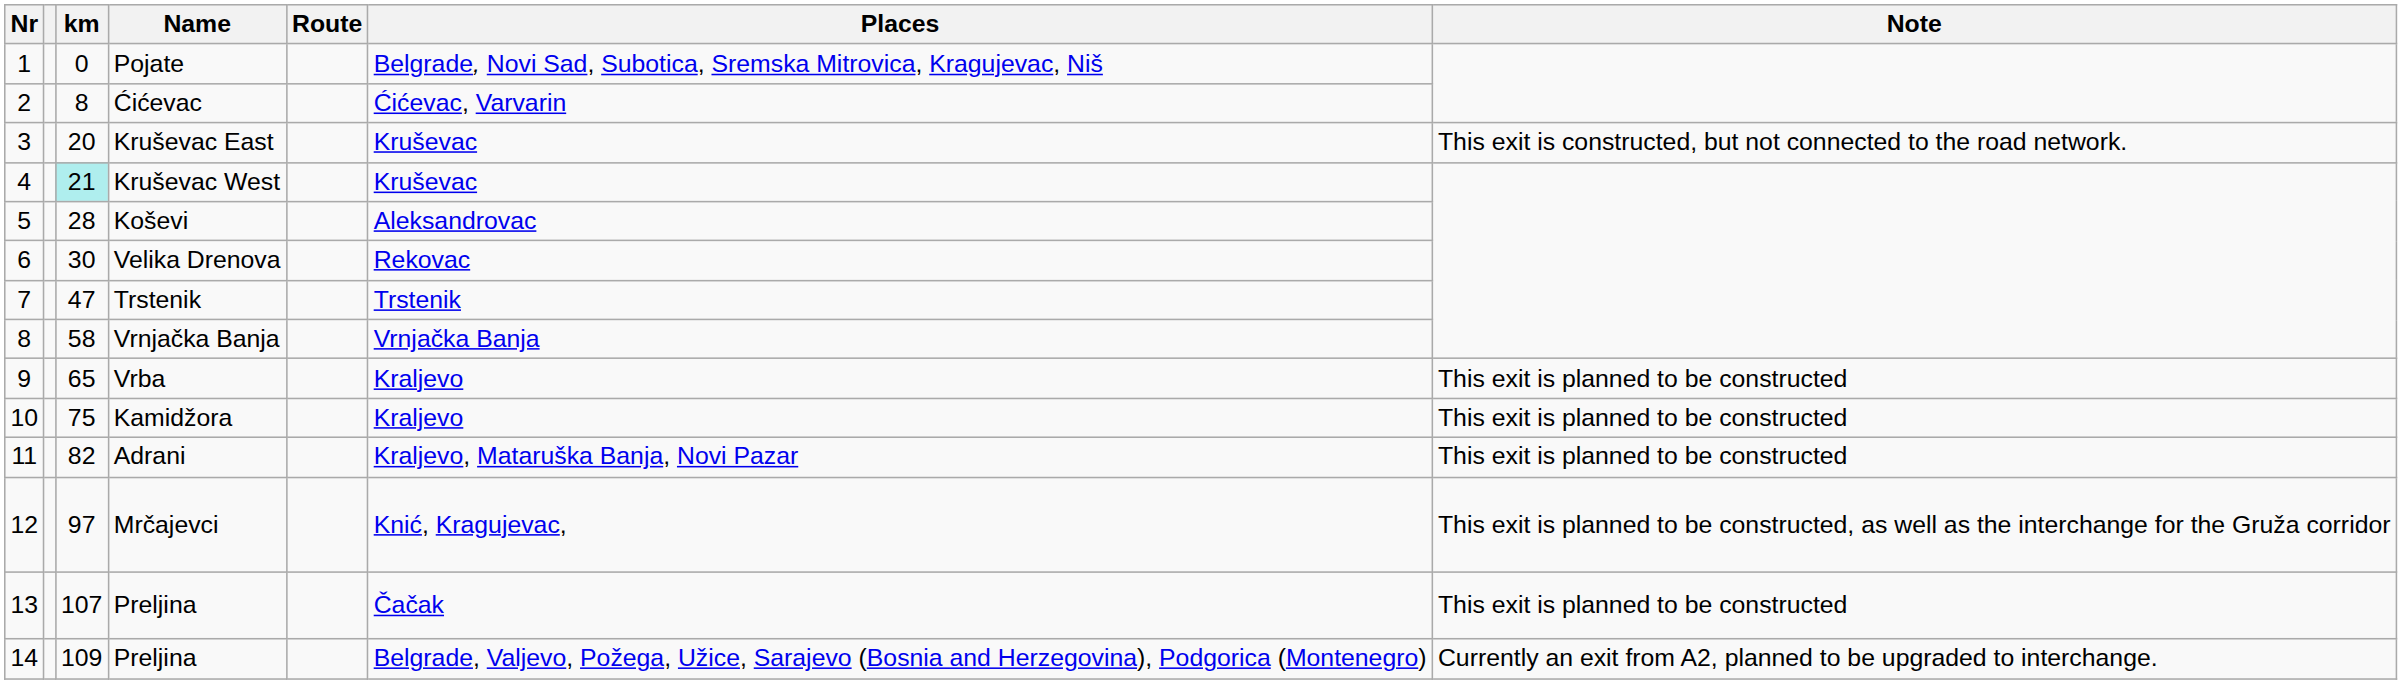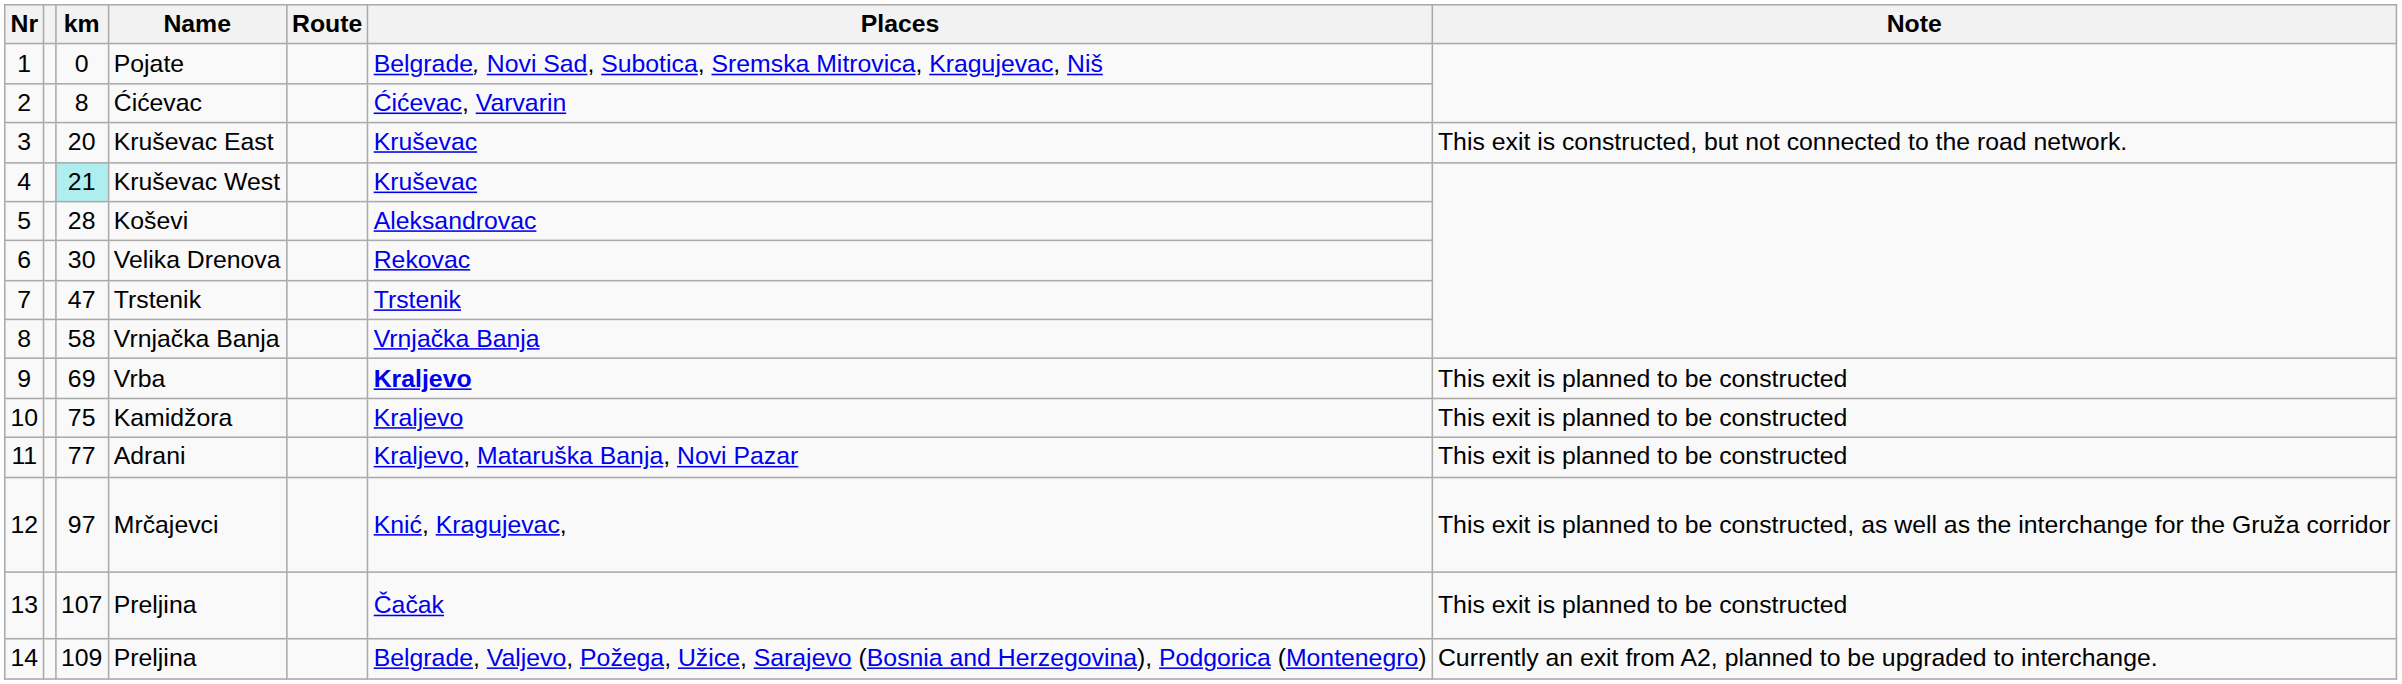(82, 378) 65 -> (82, 378) 69
(419, 378) normal -> (423, 378) bold
(82, 456) 82 -> (82, 456) 77
